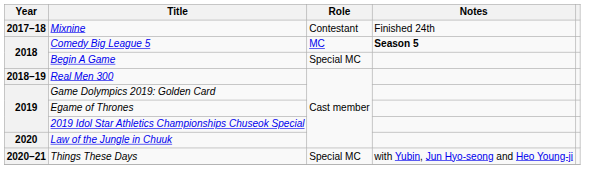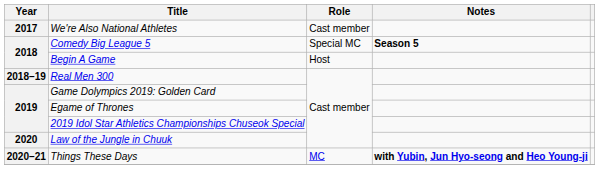+ row: (114, 28)
- row: (68, 28)
(317, 44) MC -> (335, 44) Special MC
(335, 60) Special MC -> (320, 60) Host
(335, 156) Special MC -> (317, 156) MC
(474, 156) normal -> (481, 156) bold
